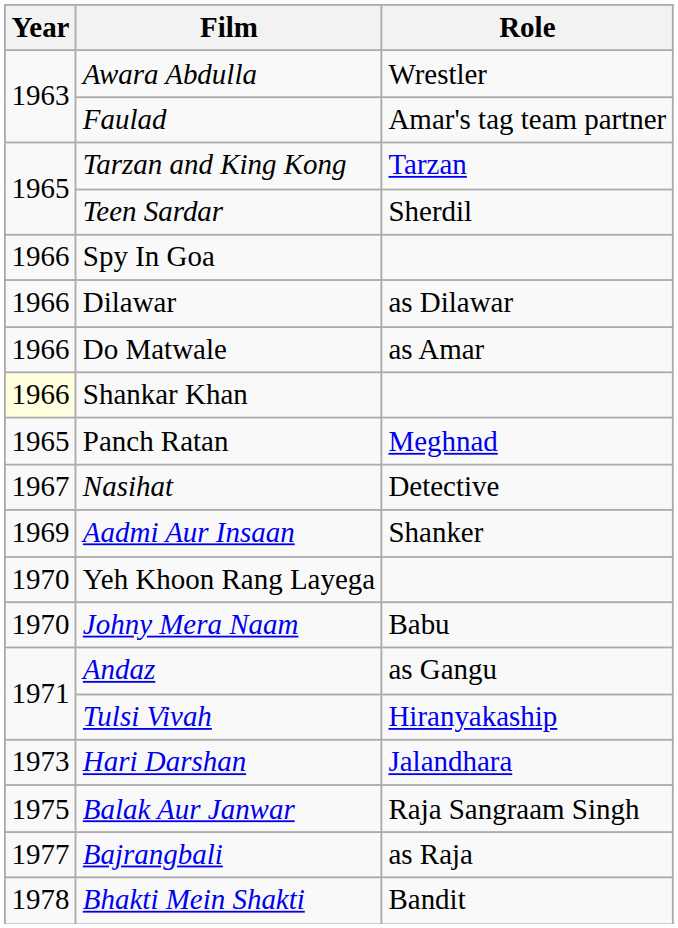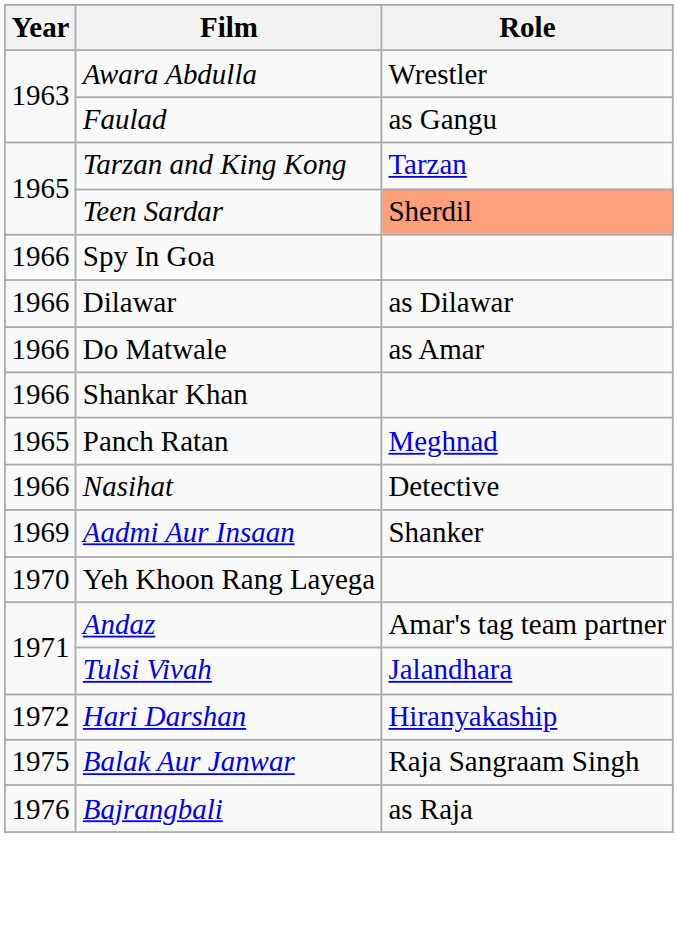(527, 119) Amar's tag team partner -> (443, 119) as Gangu
(430, 211) no background -> (430, 211) lightsalmon background
(41, 394) lightyellow background -> (41, 394) no background
(41, 486) 1967 -> (41, 486) 1966
- row: (191, 624)
(443, 670) as Gangu -> (527, 624) Amar's tag team partner
(473, 716) Hiranyakaship -> (450, 670) Jalandhara
(41, 762) 1973 -> (41, 716) 1972
(450, 762) Jalandhara -> (473, 716) Hiranyakaship
(41, 854) 1977 -> (41, 808) 1976
- row: (194, 900)
